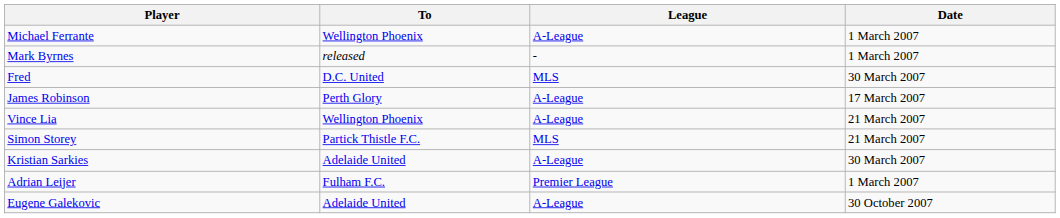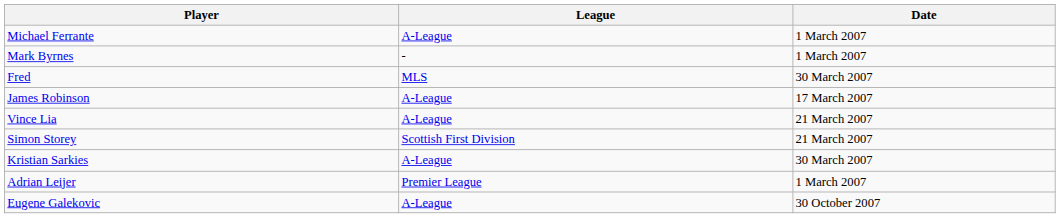- column: (425, 15)
(546, 139) MLS -> (458, 139) Scottish First Division
